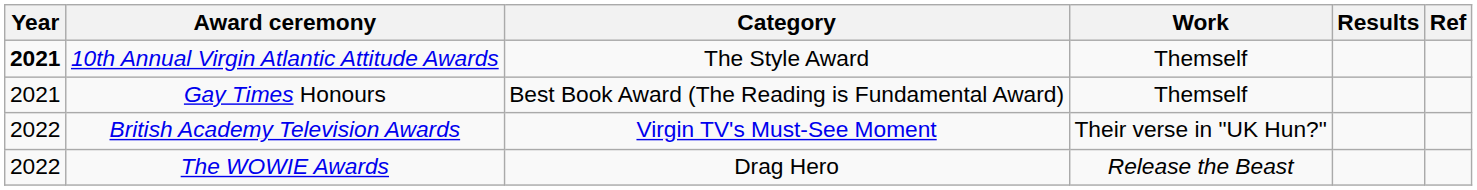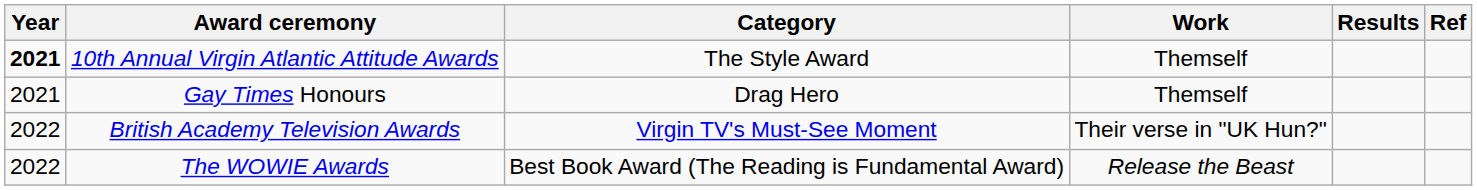(787, 94) Best Book Award (The Reading is Fundamental Award) -> (787, 94) Drag Hero
(787, 166) Drag Hero -> (787, 166) Best Book Award (The Reading is Fundamental Award)
